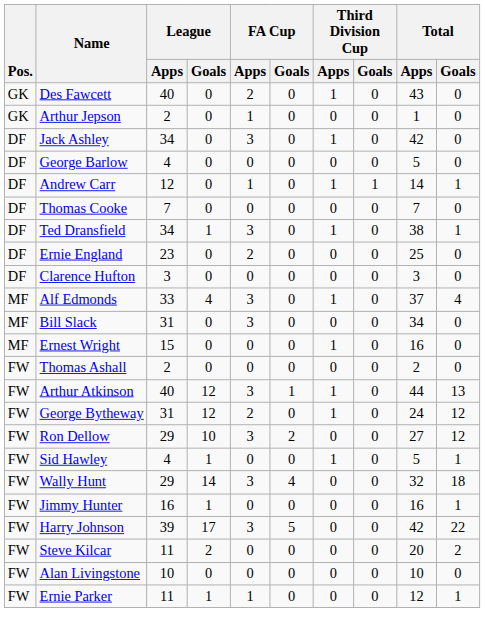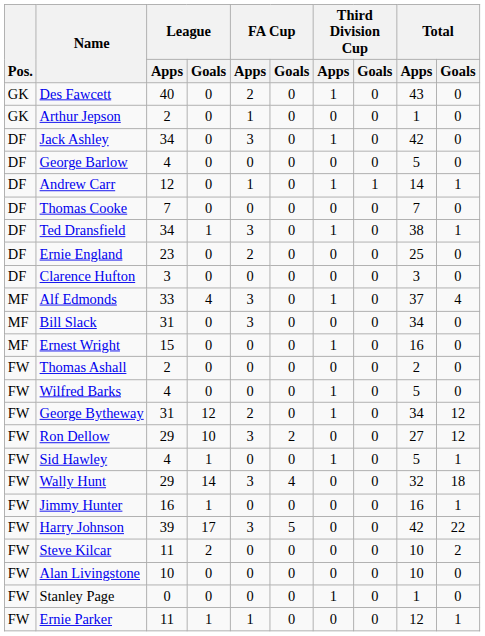- row: (87, 390)
+ row: (80, 390)
(416, 413) 24 -> (416, 413) 34
(416, 550) 20 -> (416, 550) 10
+ row: (77, 596)
